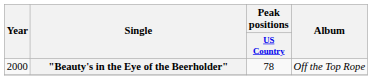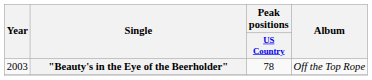(17, 66) 2000 -> (17, 66) 2003
